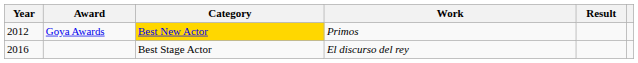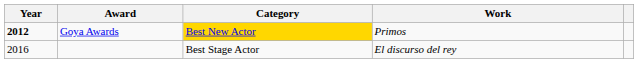- column: (601, 13)
(18, 31) normal -> (18, 31) bold
